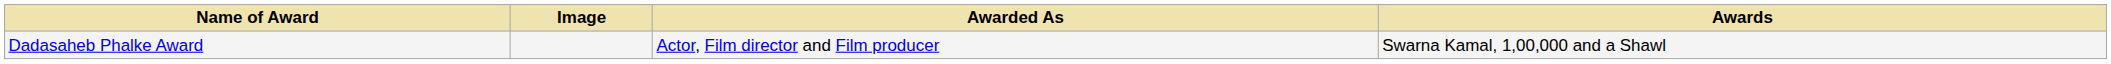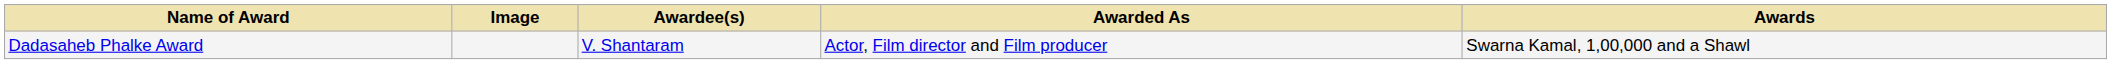+ column: (699, 17)
